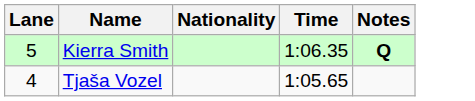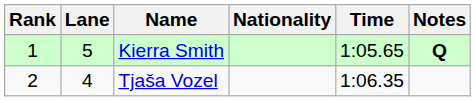+ column: (33, 19)
(316, 50) 1:06.35 -> (372, 50) 1:05.65
(316, 80) 1:05.65 -> (372, 80) 1:06.35
